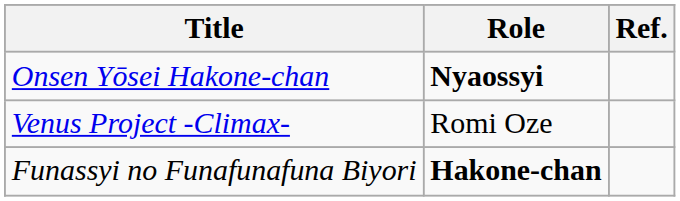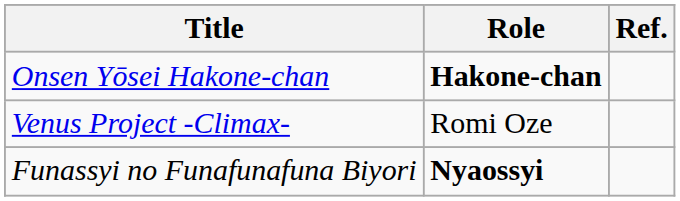(487, 75) Nyaossyi -> (516, 75) Hakone-chan
(516, 170) Hakone-chan -> (487, 170) Nyaossyi
